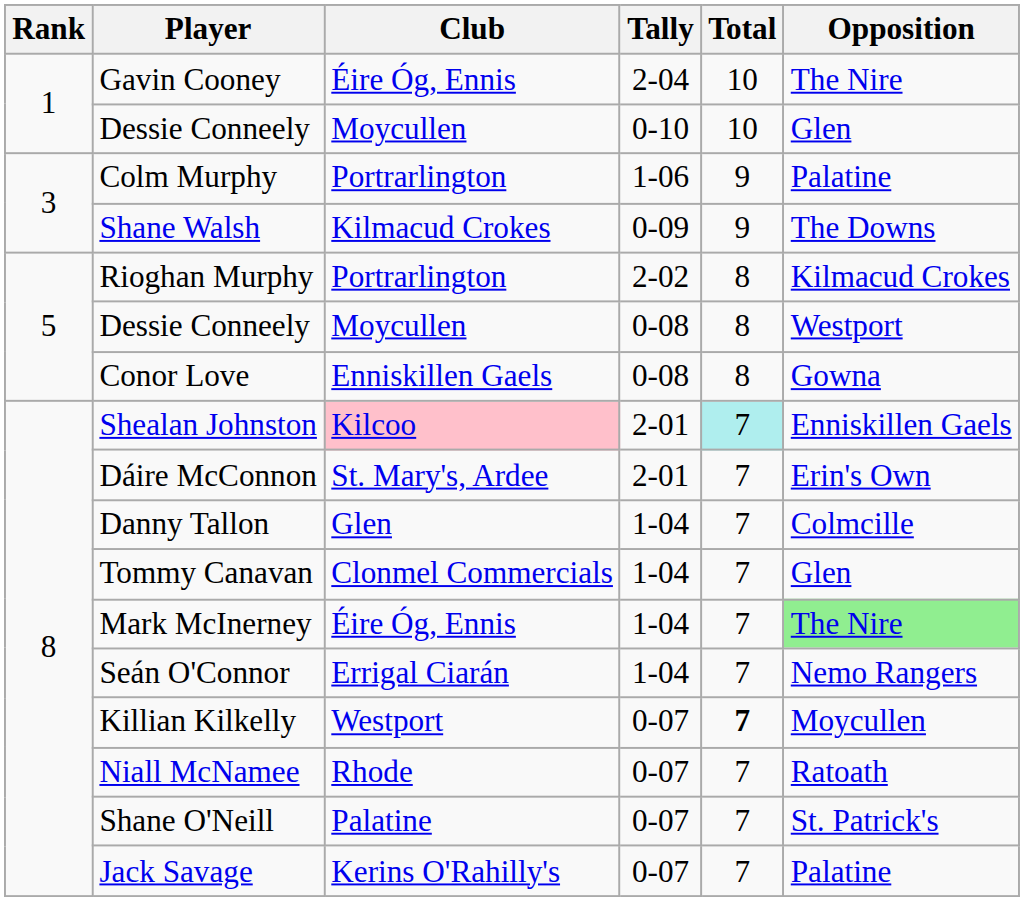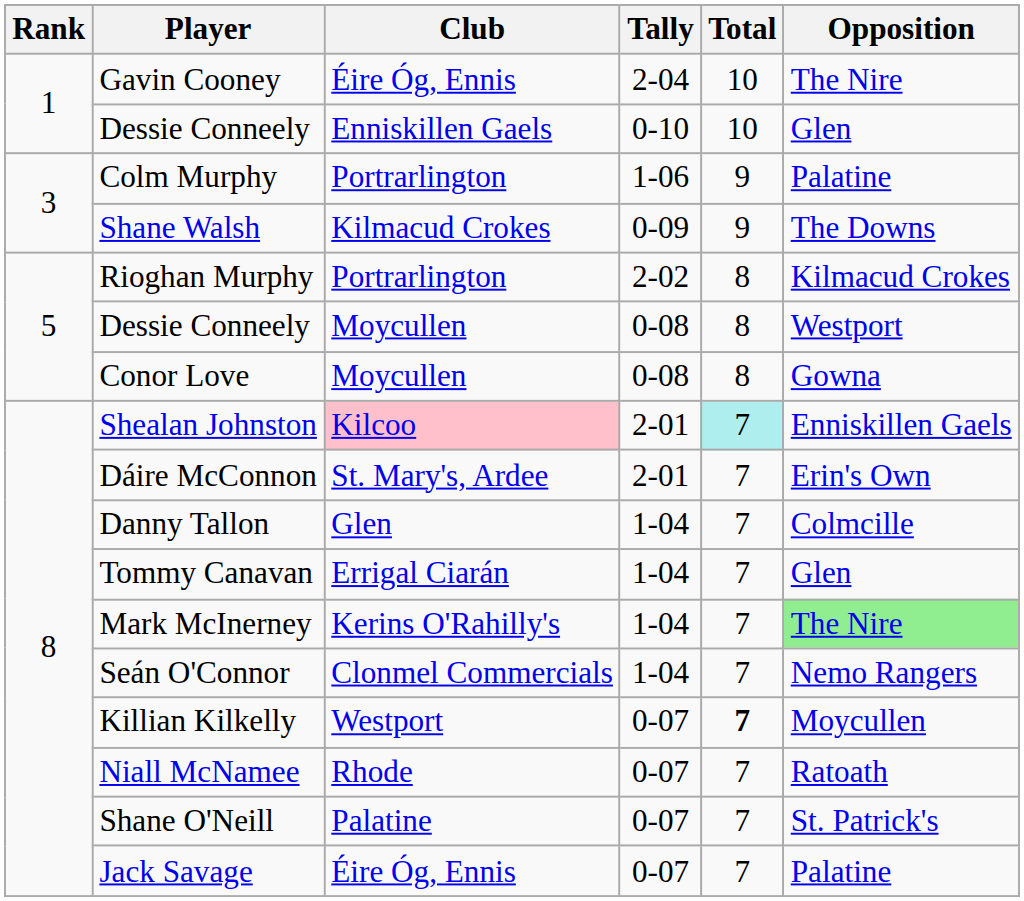(399, 128) Moycullen -> (442, 128) Enniskillen Gaels
(442, 375) Enniskillen Gaels -> (399, 375) Moycullen
(472, 573) Clonmel Commercials -> (420, 573) Errigal Ciarán
(424, 623) Éire Óg, Ennis -> (446, 623) Kerins O'Rahilly's
(420, 672) Errigal Ciarán -> (472, 672) Clonmel Commercials
(446, 870) Kerins O'Rahilly's -> (424, 870) Éire Óg, Ennis
